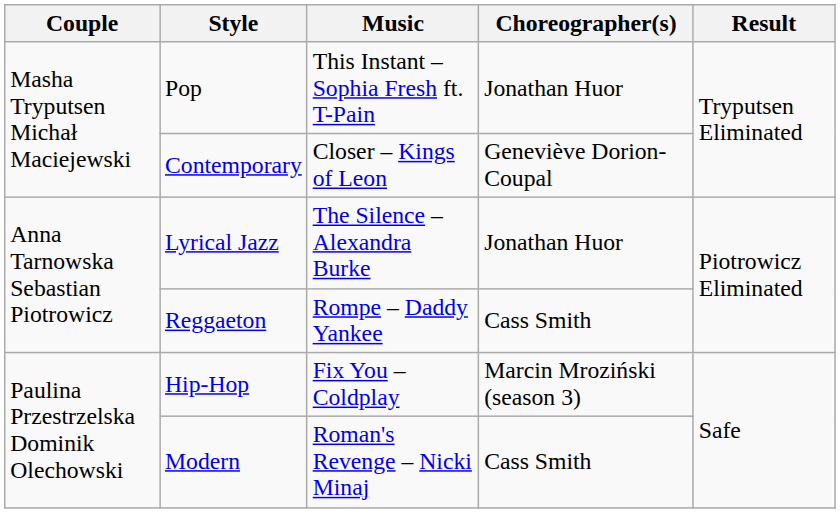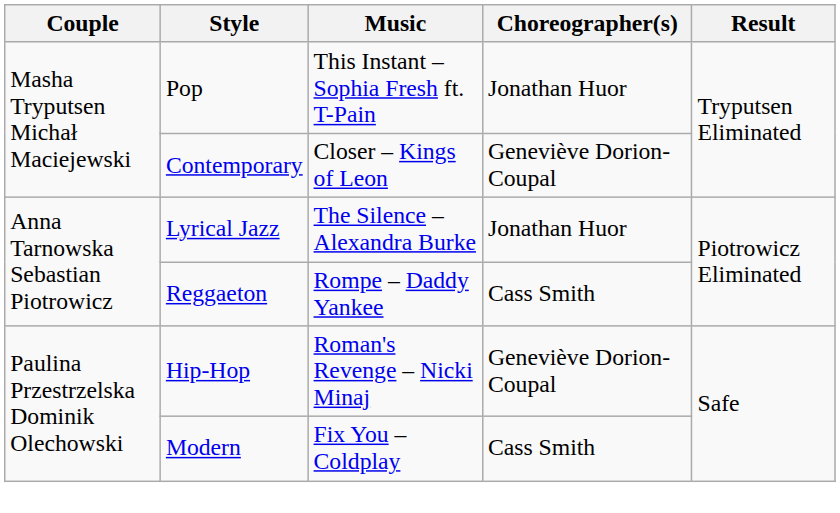(359, 384) Fix You – Coldplay -> (393, 370) Roman's Revenge – Nicki Minaj
(570, 384) Marcin Mroziński (season 3) -> (579, 370) Geneviève Dorion-Coupal
(392, 461) Roman's Revenge – Nicki Minaj -> (360, 448) Fix You – Coldplay
